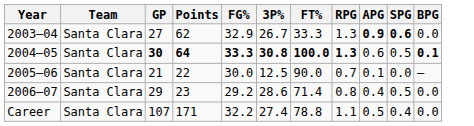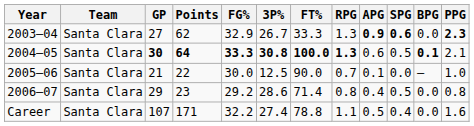+ column: (455, 14)
